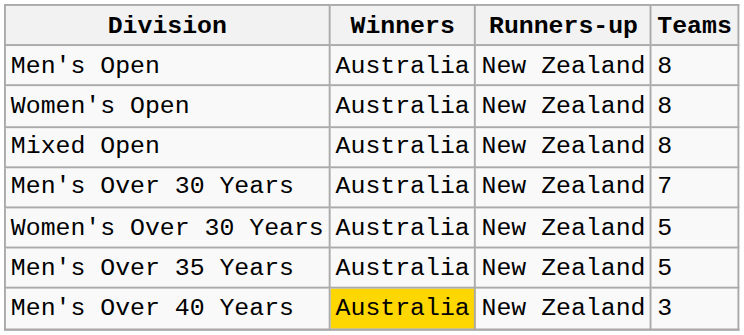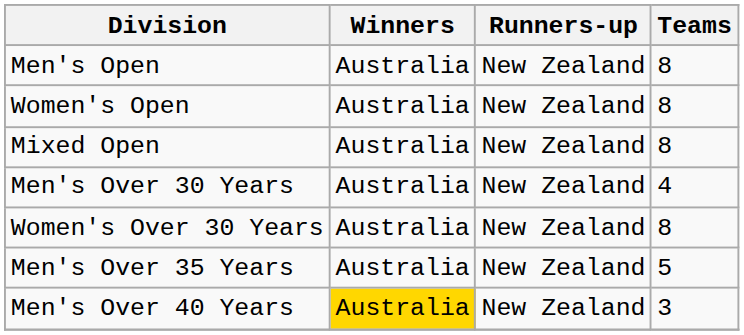(665, 187) 7 -> (665, 187) 4
(665, 228) 5 -> (665, 228) 8
